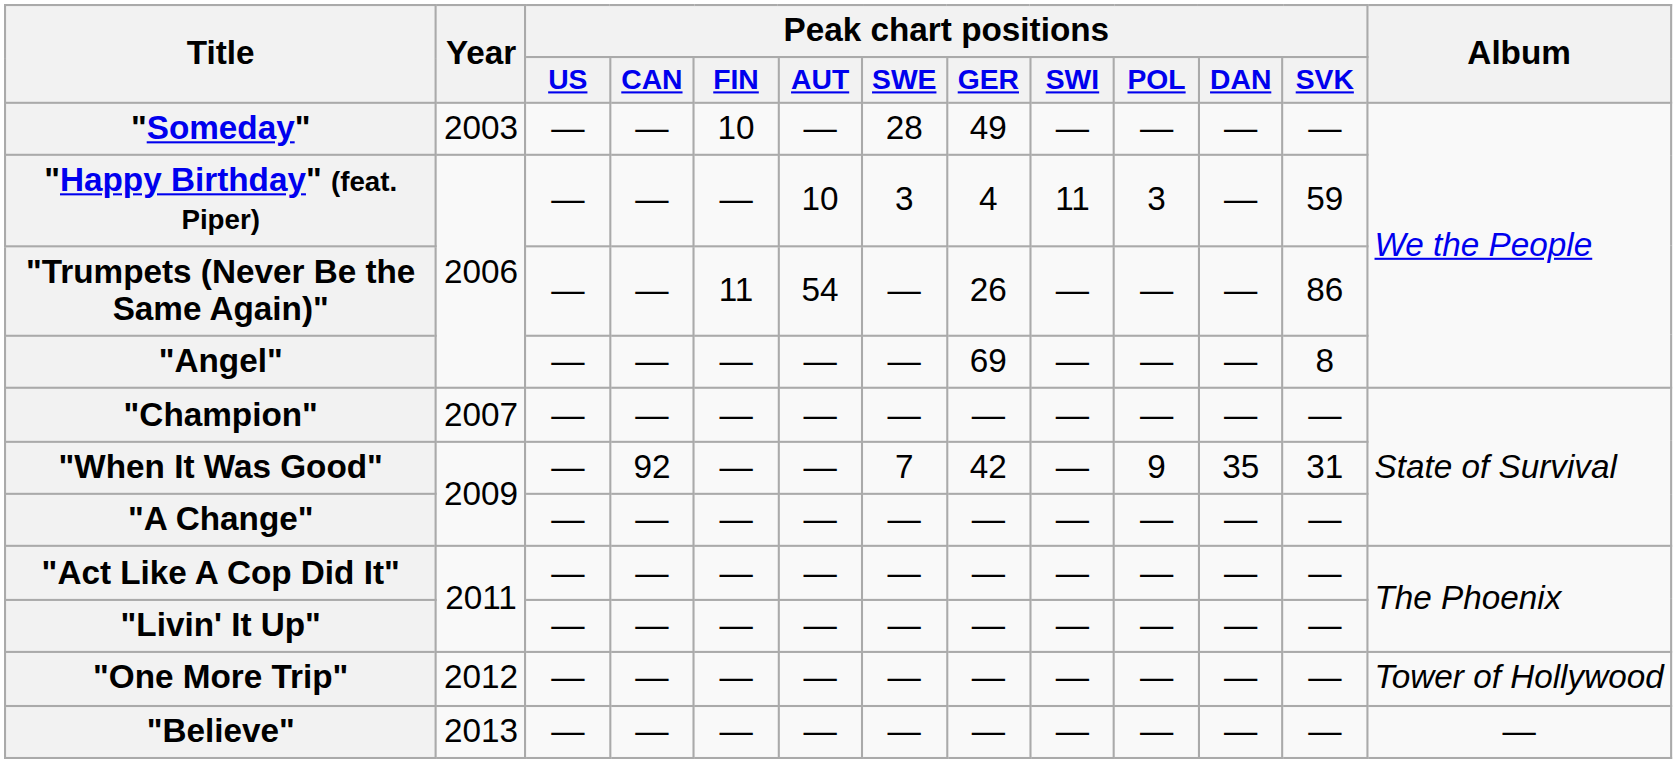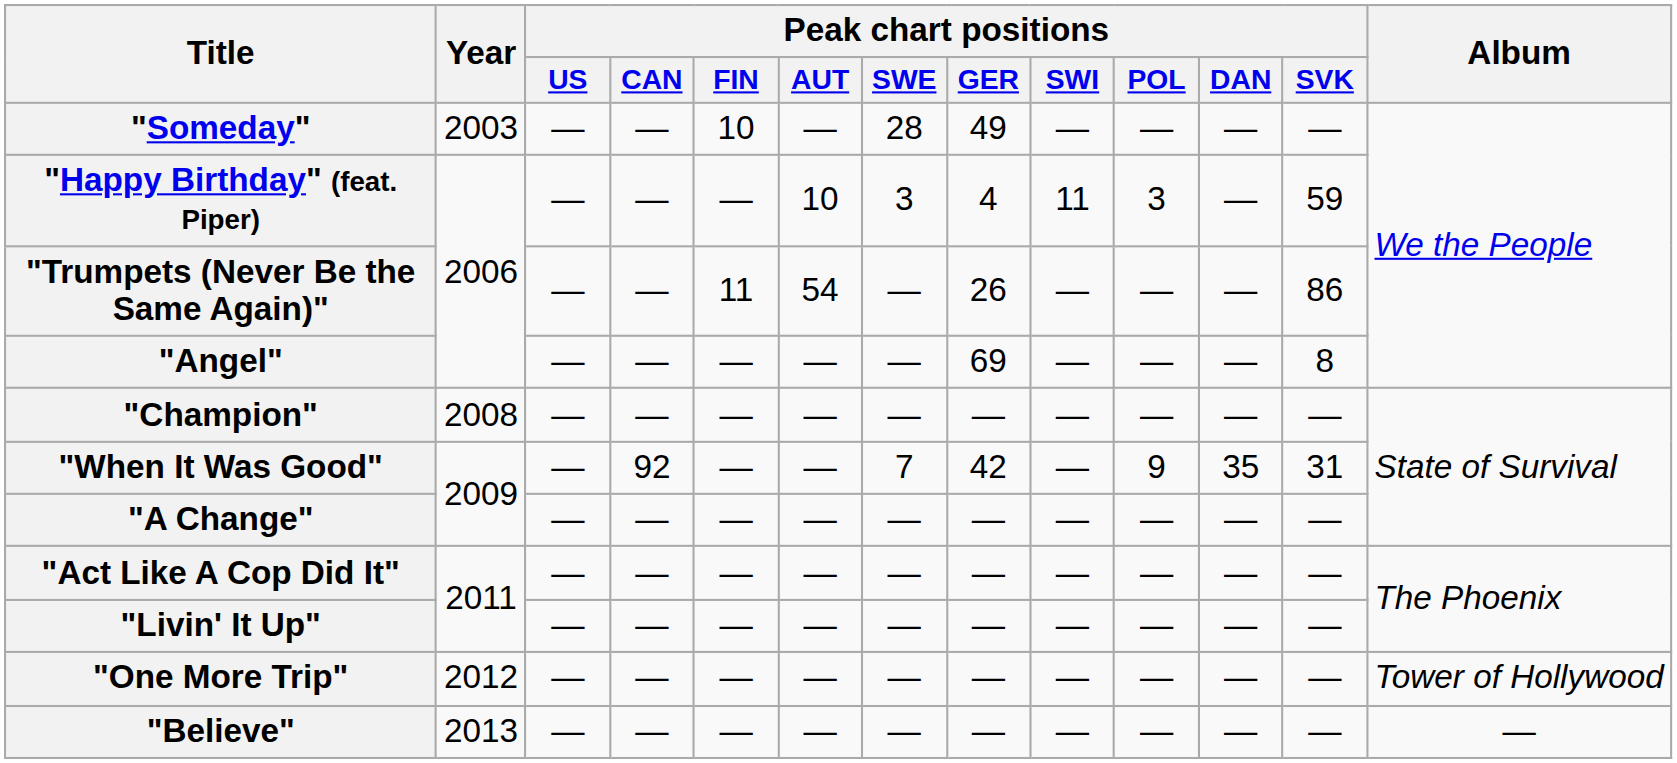(481, 414) 2007 -> (481, 414) 2008
